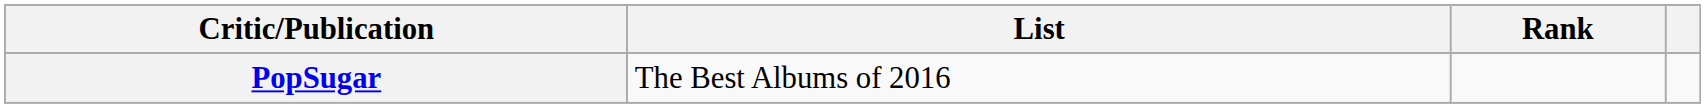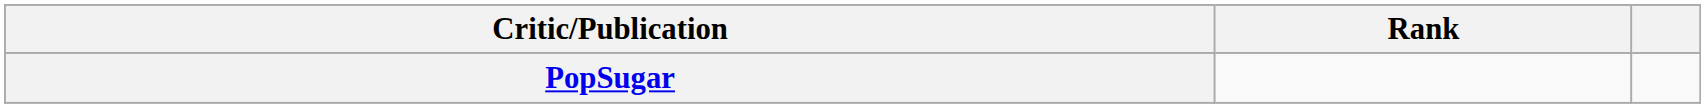- column: (1039, 28)
